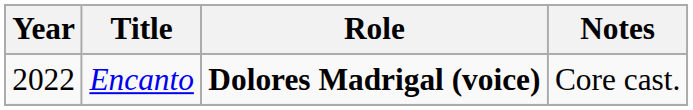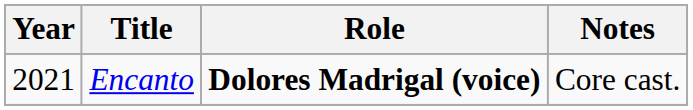(44, 79) 2022 -> (44, 79) 2021
